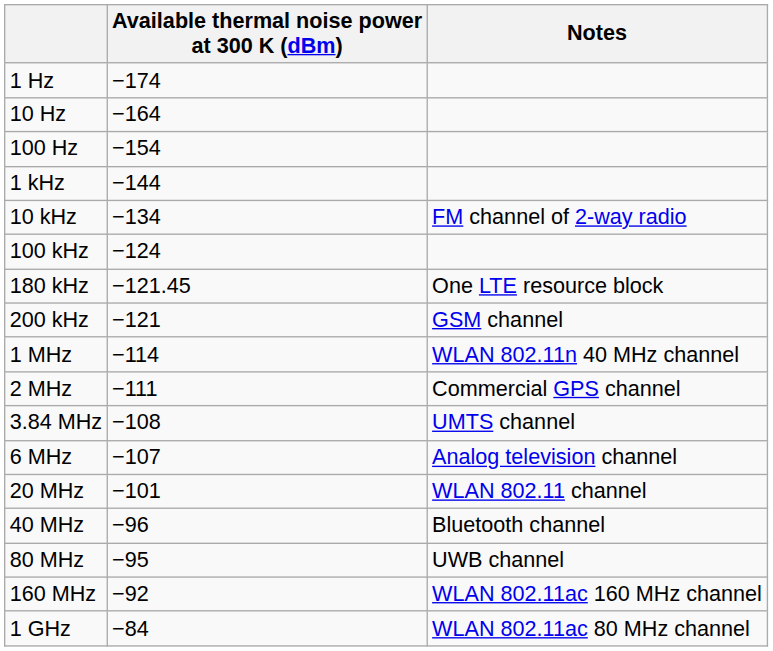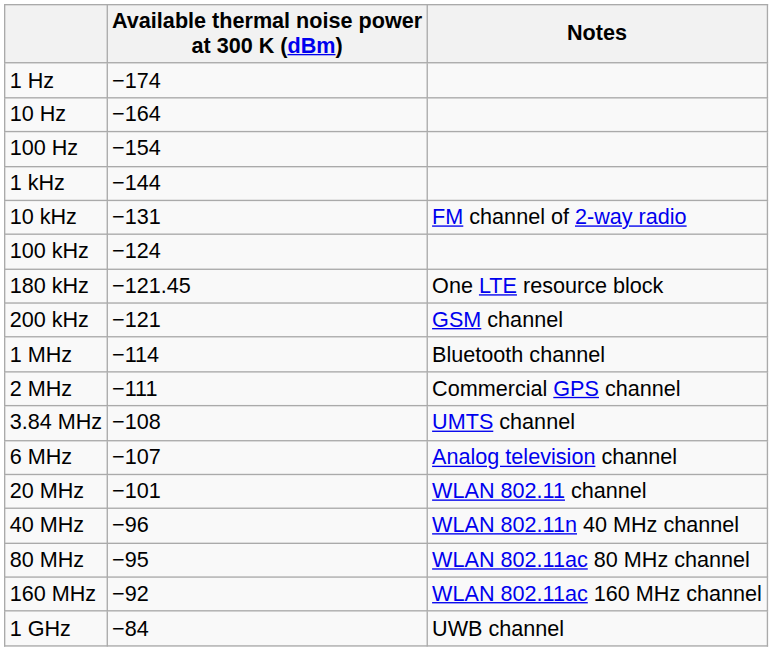(136, 217) −134 -> (136, 217) −131
(586, 354) WLAN 802.11n 40 MHz channel -> (519, 354) Bluetooth channel
(519, 525) Bluetooth channel -> (586, 525) WLAN 802.11n 40 MHz channel
(498, 559) UWB channel -> (591, 559) WLAN 802.11ac 80 MHz channel
(591, 628) WLAN 802.11ac 80 MHz channel -> (498, 628) UWB channel
